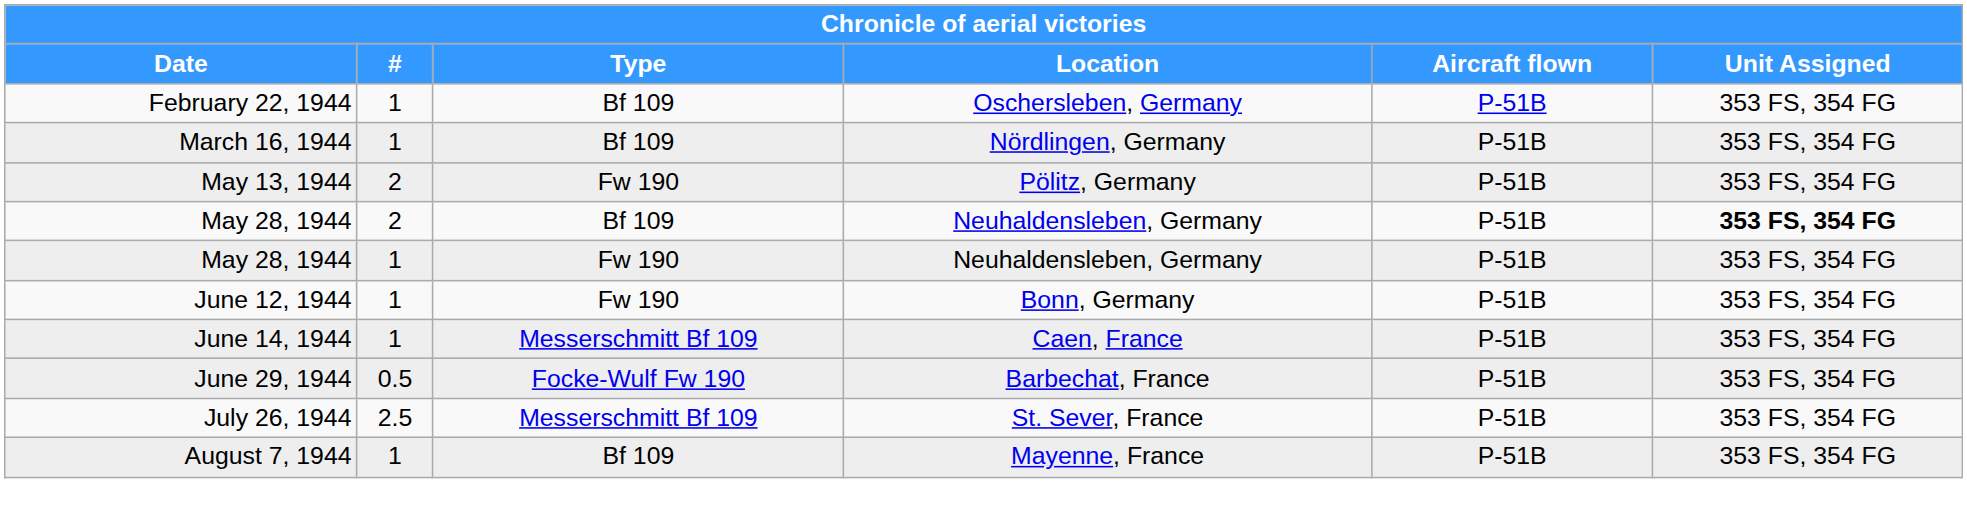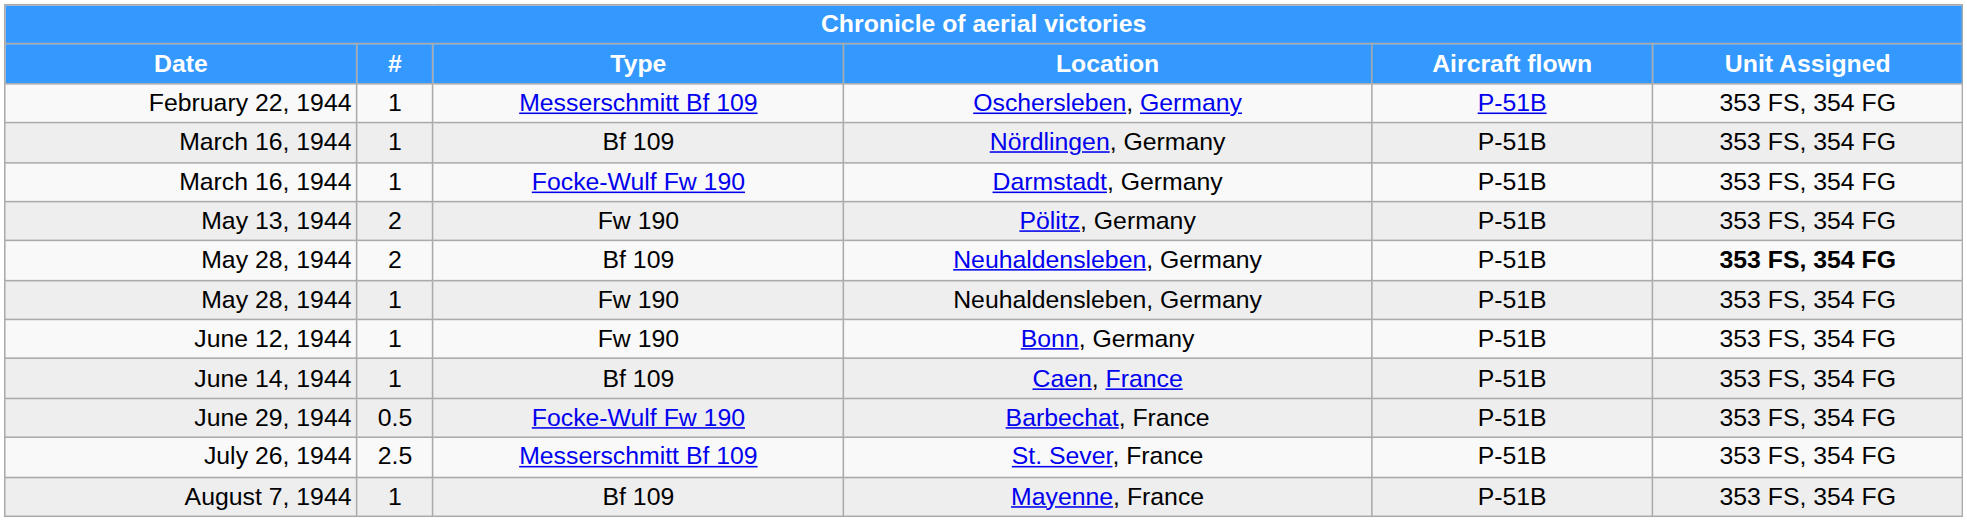(638, 102) Bf 109 -> (638, 102) Messerschmitt Bf 109
+ row: (395, 181)
(638, 338) Messerschmitt Bf 109 -> (638, 378) Bf 109
